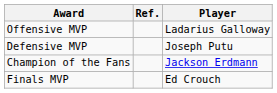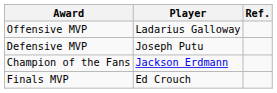columns swapped: (218, 13) <-> (148, 13)
